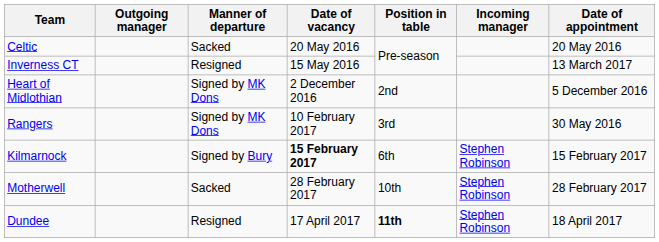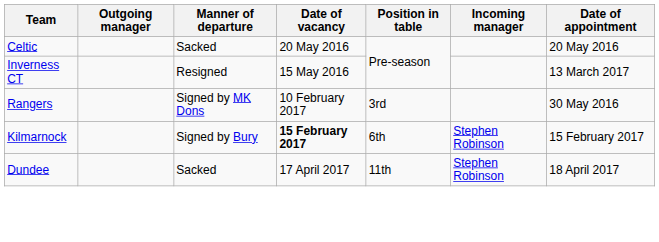- row: (34, 91)
- row: (36, 188)
(216, 221) Resigned -> (196, 169) Sacked
(390, 221) bold -> (380, 169) normal
